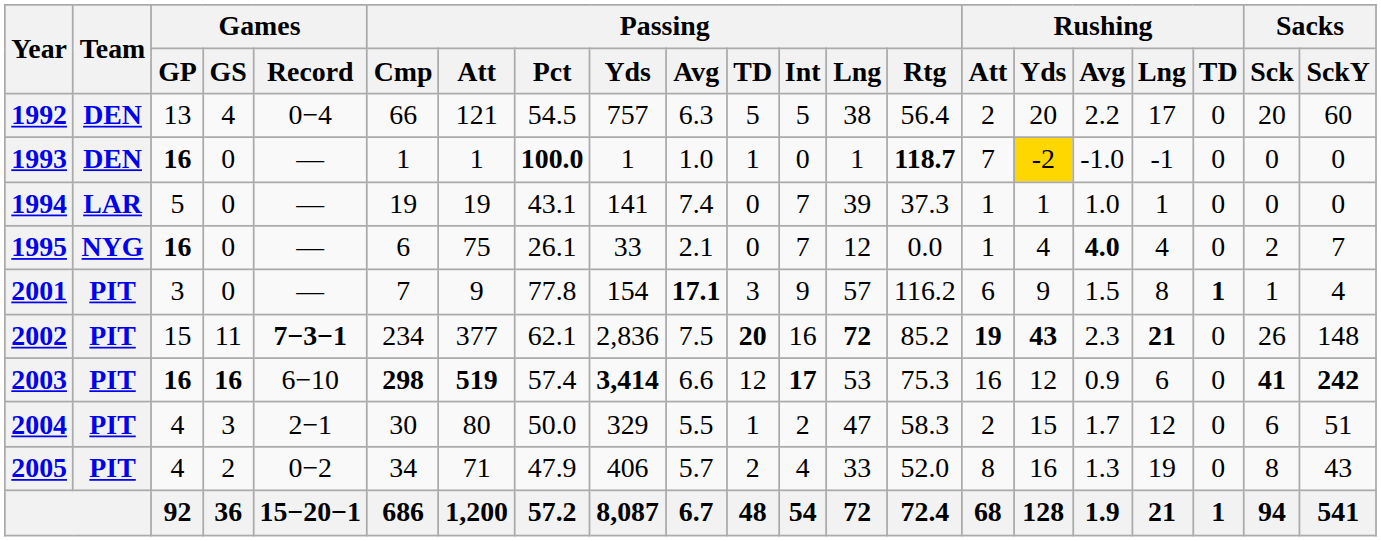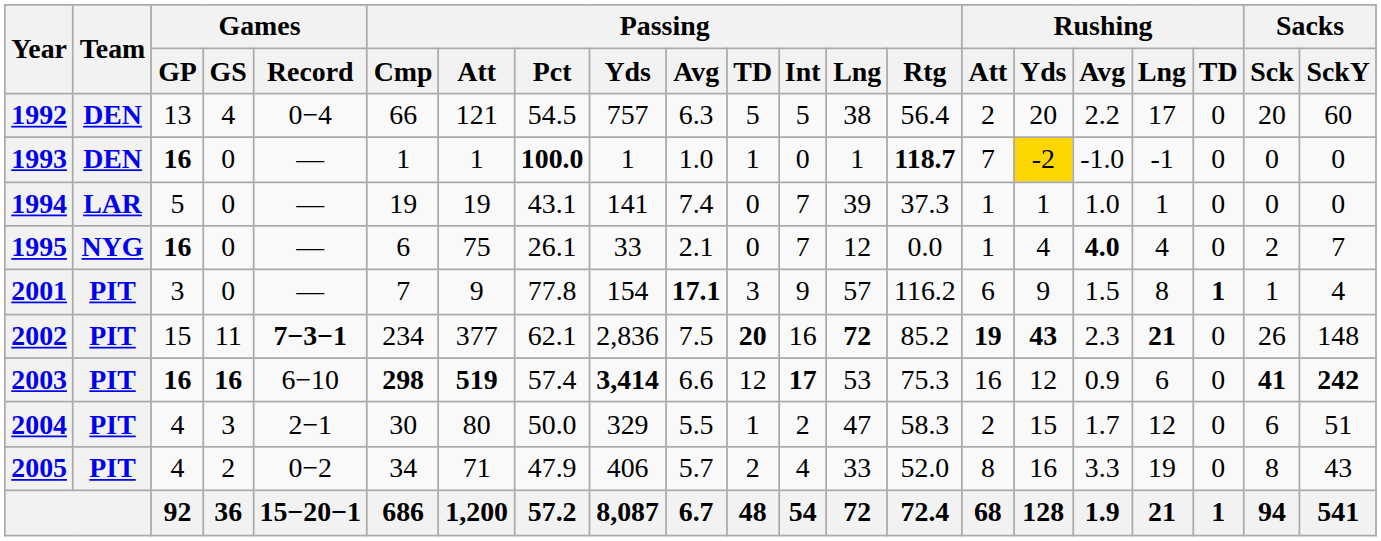(1102, 468) 1.3 -> (1102, 468) 3.3
